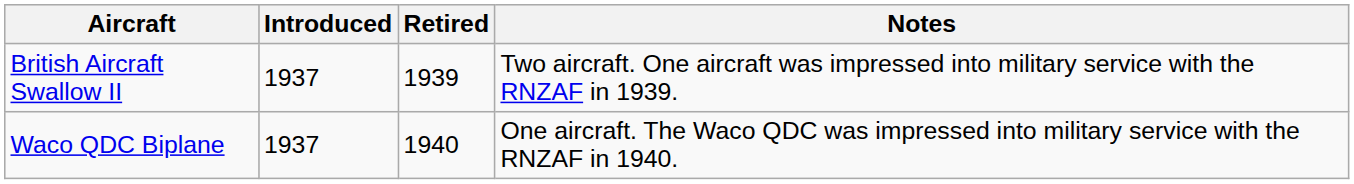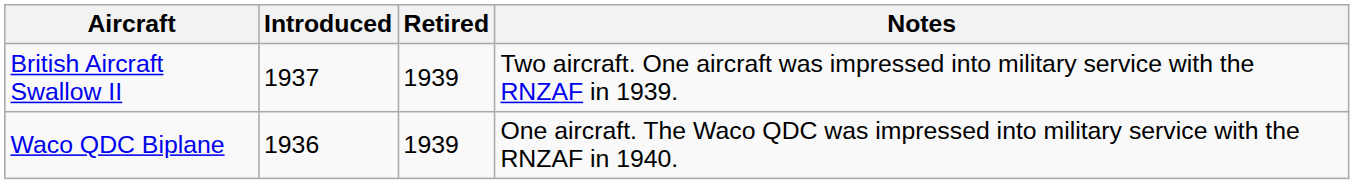(292, 144) 1937 -> (292, 144) 1936
(431, 144) 1940 -> (431, 144) 1939
